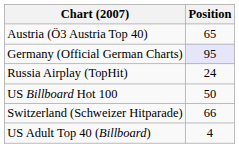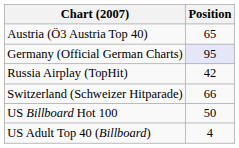(210, 73) 24 -> (210, 73) 42
rows swapped: (95, 113) <-> (62, 93)
